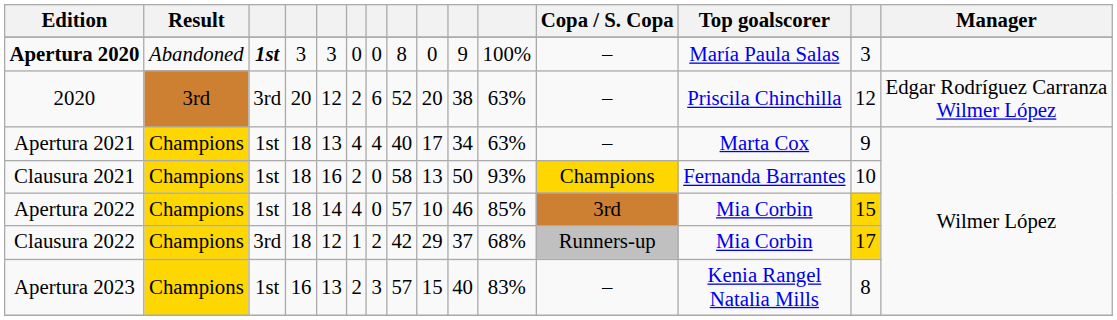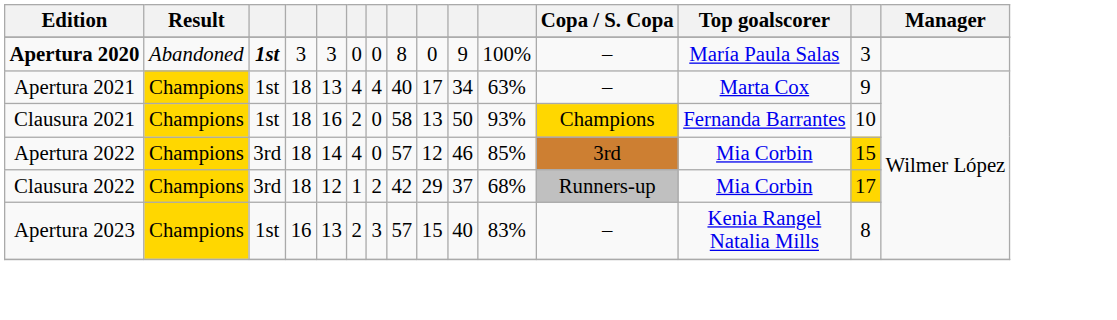- row: (74, 98)
(267, 209) 1st -> (267, 152) 3rd
(432, 209) 10 -> (432, 152) 12
